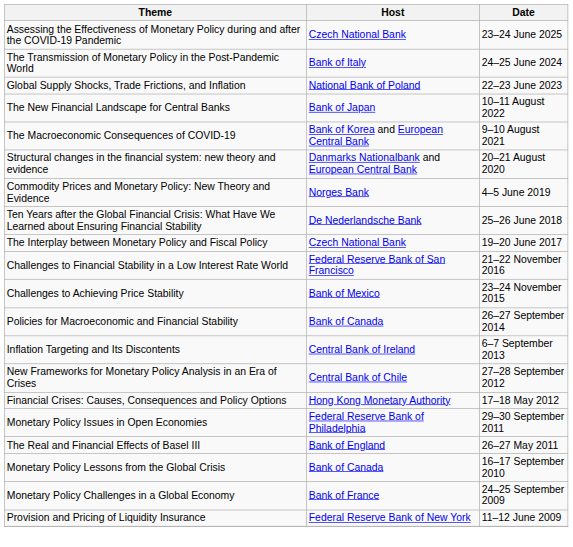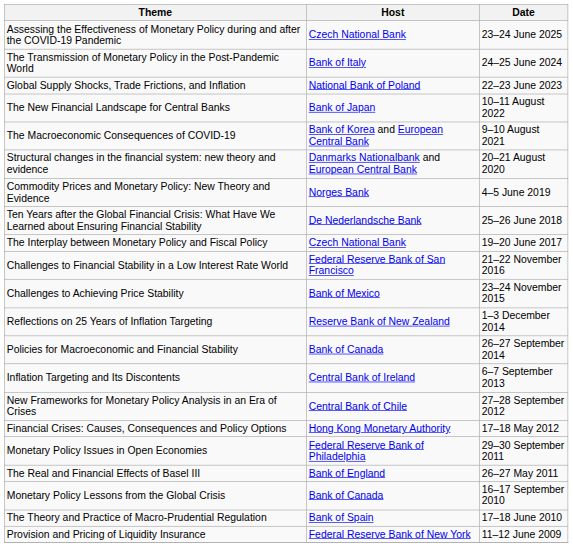+ row: (110, 321)
+ row: (137, 518)
- row: (121, 495)
